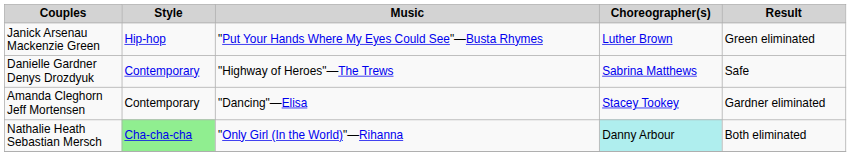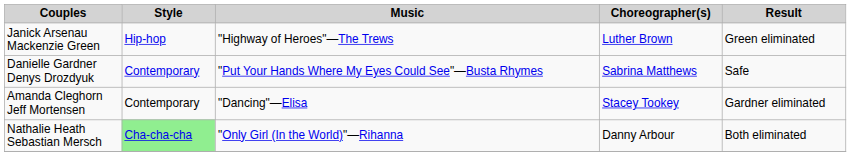(380, 39) "Put Your Hands Where My Eyes Could See"—Busta Rhymes -> (306, 39) "Highway of Heroes"—The Trews
(306, 71) "Highway of Heroes"—The Trews -> (380, 71) "Put Your Hands Where My Eyes Could See"—Busta Rhymes
(638, 135) paleturquoise background -> (638, 135) no background
